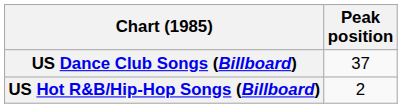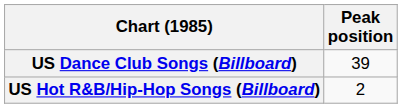(361, 63) 37 -> (361, 63) 39
